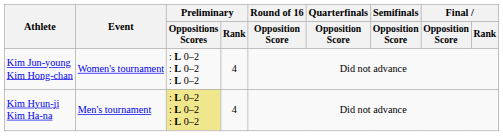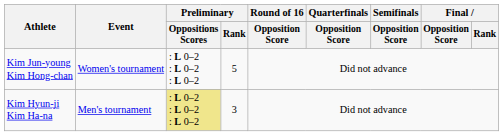(234, 69) 4 -> (234, 69) 5
(234, 110) 4 -> (234, 110) 3
